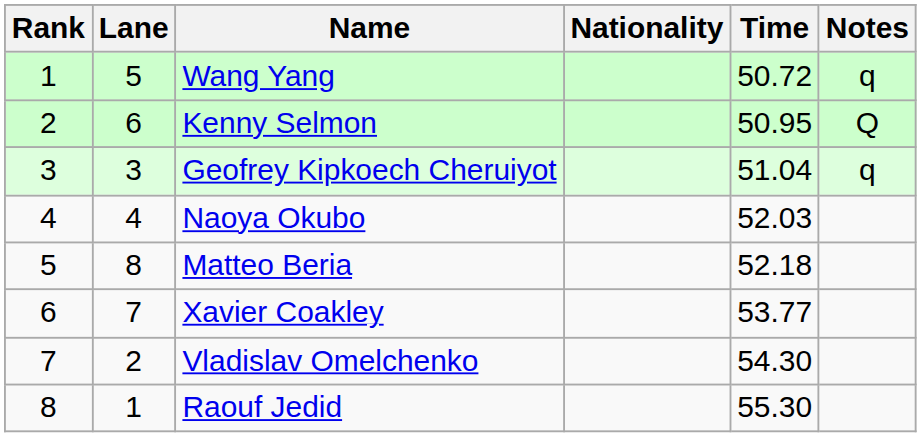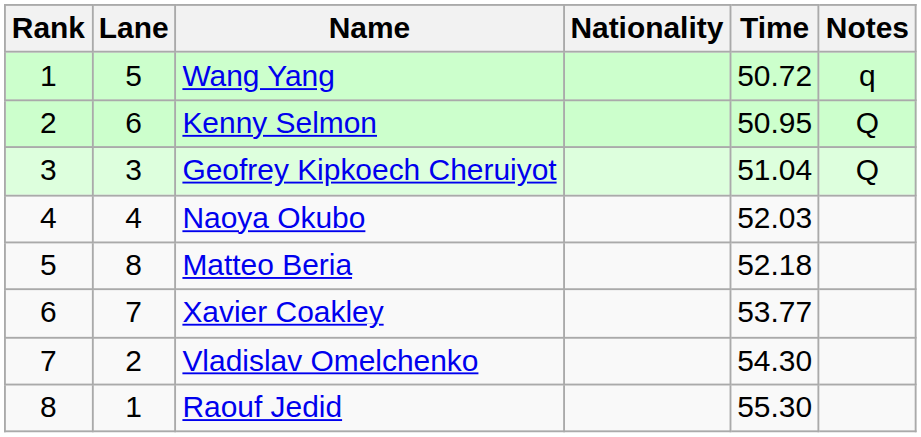(867, 170) q -> (867, 170) Q
